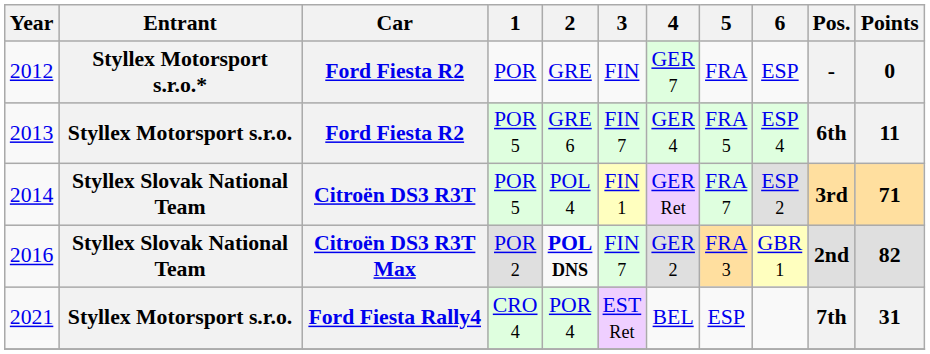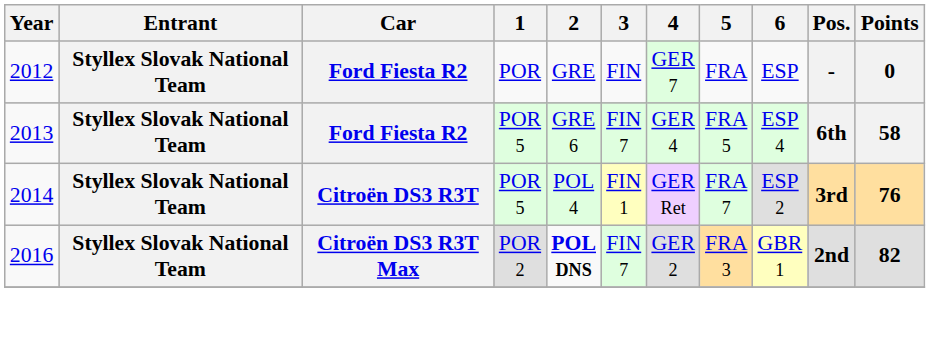(180, 71) Styllex Motorsport s.r.o.* -> (180, 71) Styllex Slovak National Team
(180, 133) Styllex Motorsport s.r.o. -> (180, 133) Styllex Slovak National Team
(890, 133) 11 -> (890, 133) 58
(890, 194) 71 -> (890, 194) 76
- row: (32, 317)
